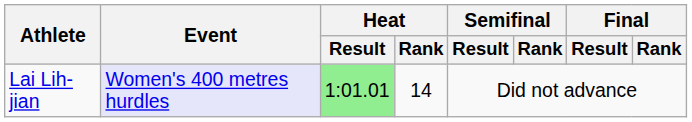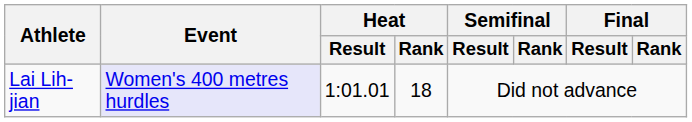(357, 91) lightgreen background -> (357, 91) no background
(421, 91) 14 -> (421, 91) 18
